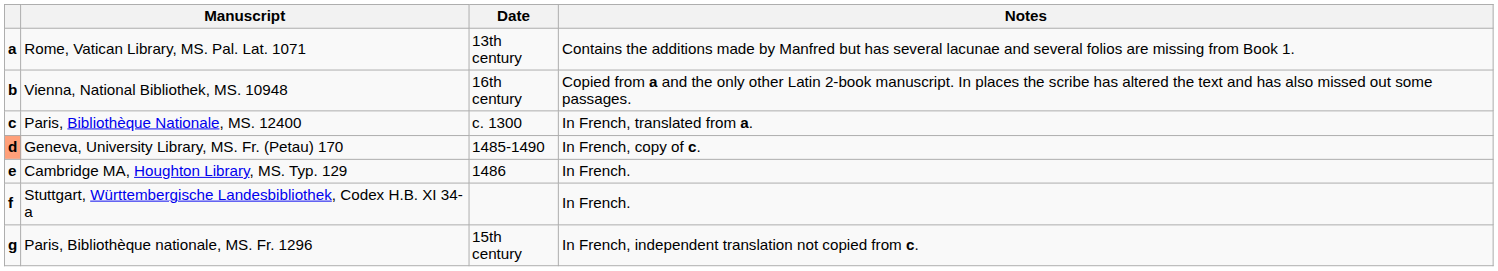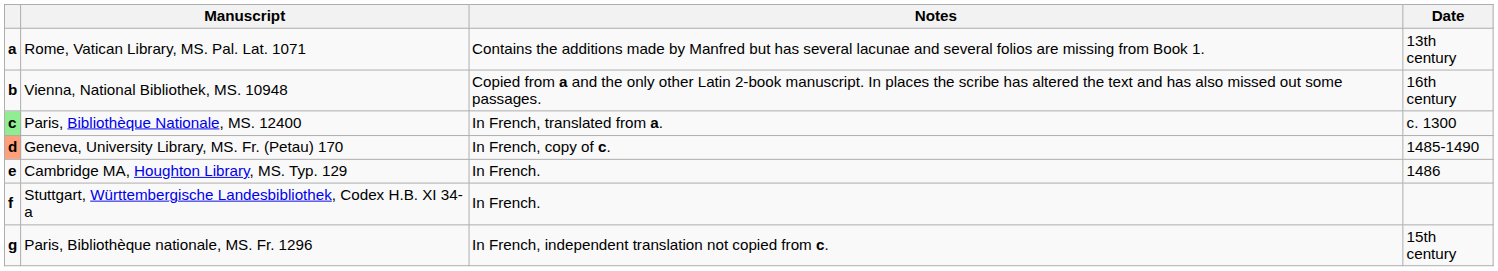columns swapped: (514, 16) <-> (1026, 16)
(12, 123) no background -> (12, 123) lightgreen background
